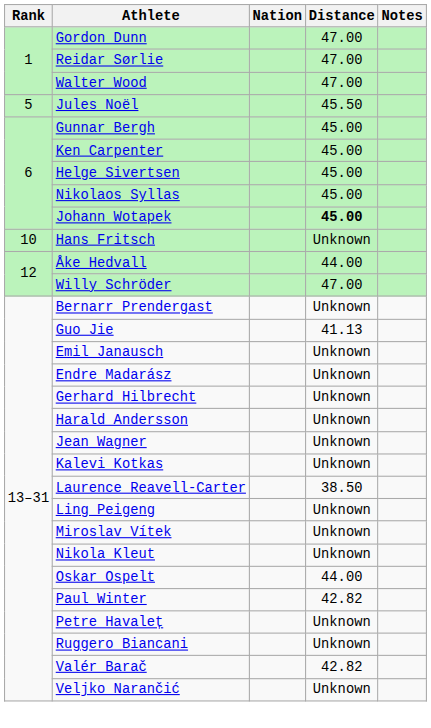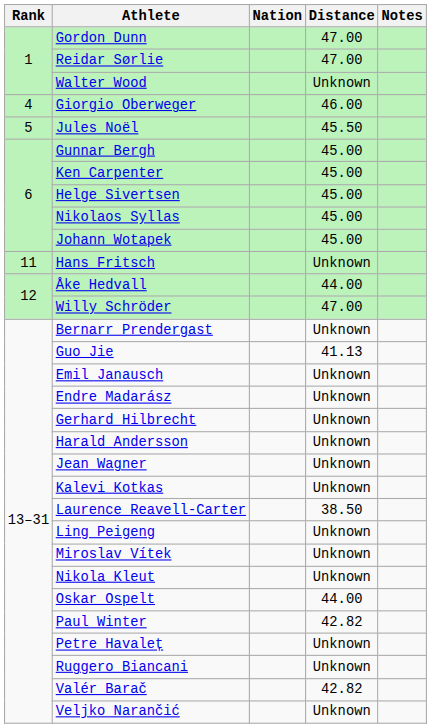(342, 83) 47.00 -> (342, 83) Unknown
+ row: (126, 106)
(342, 218) bold -> (342, 240) normal
(28, 240) 10 -> (28, 263) 11
